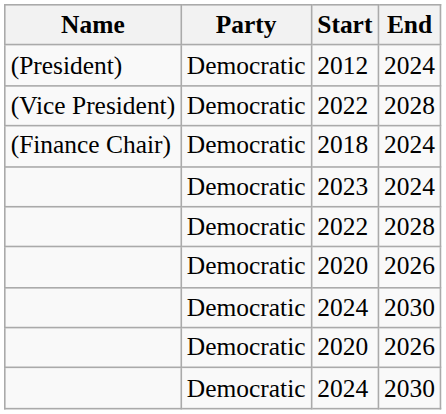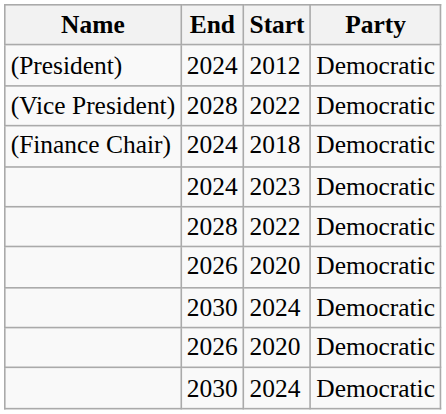columns swapped: (246, 24) <-> (410, 24)
